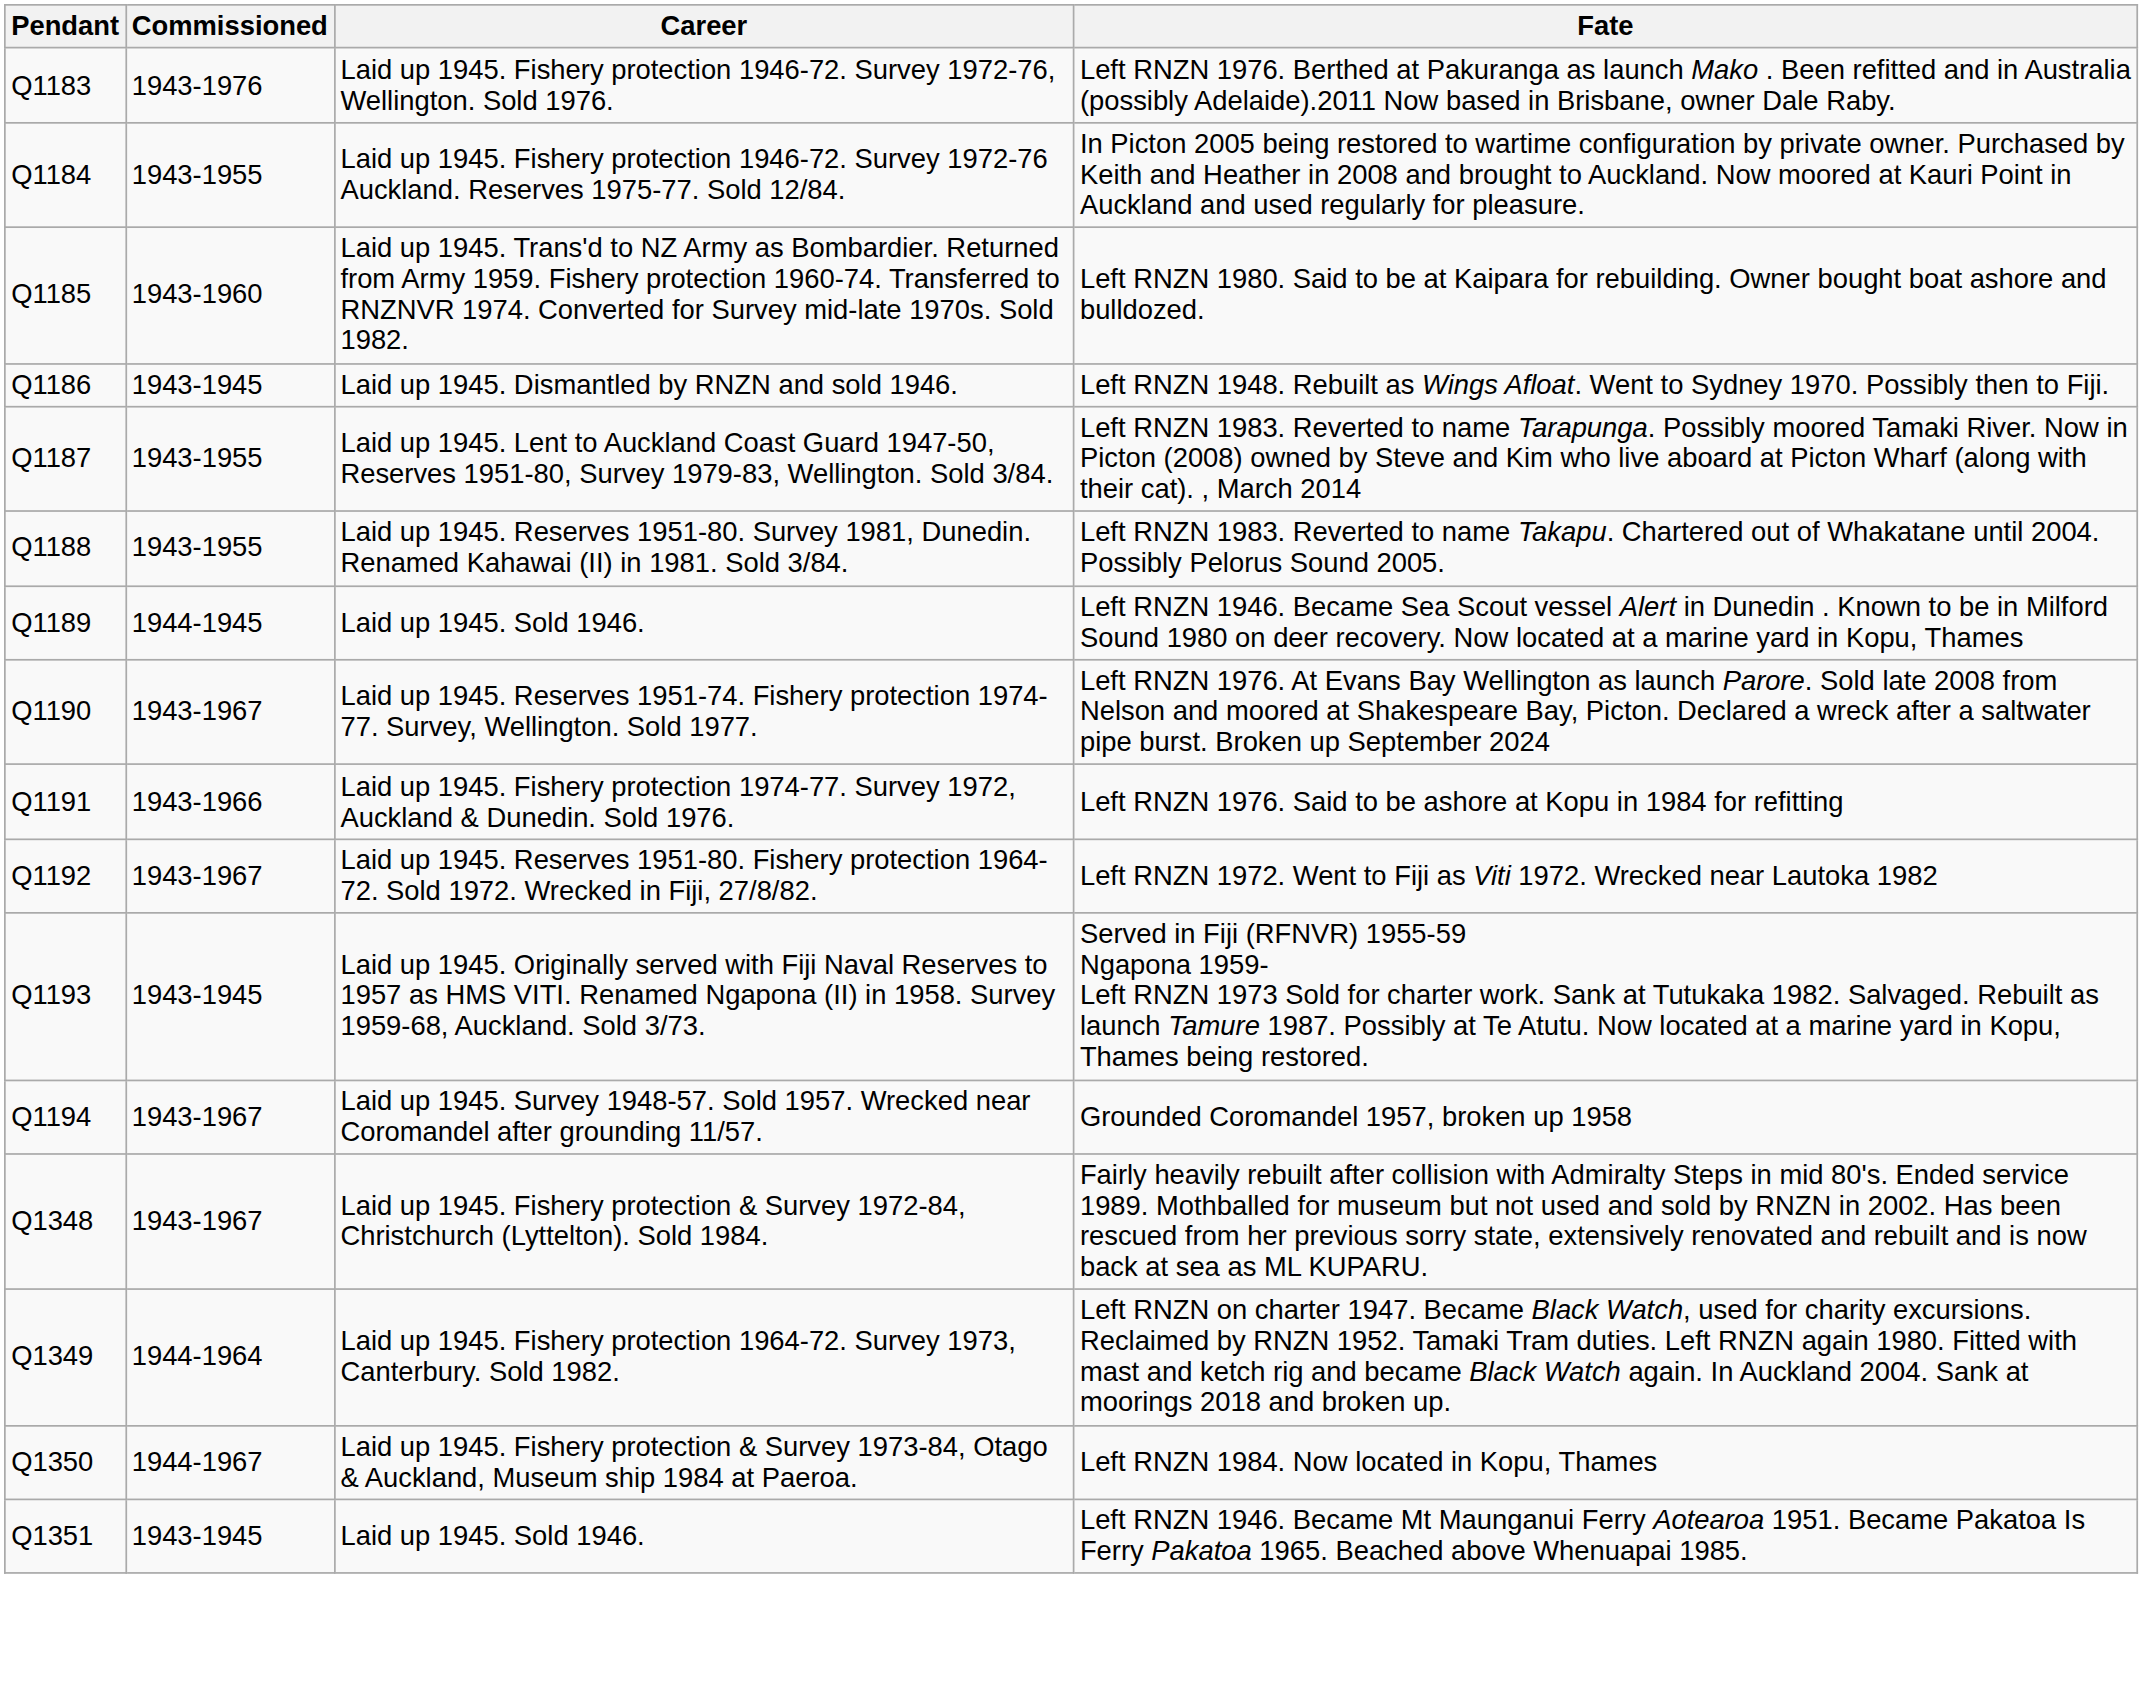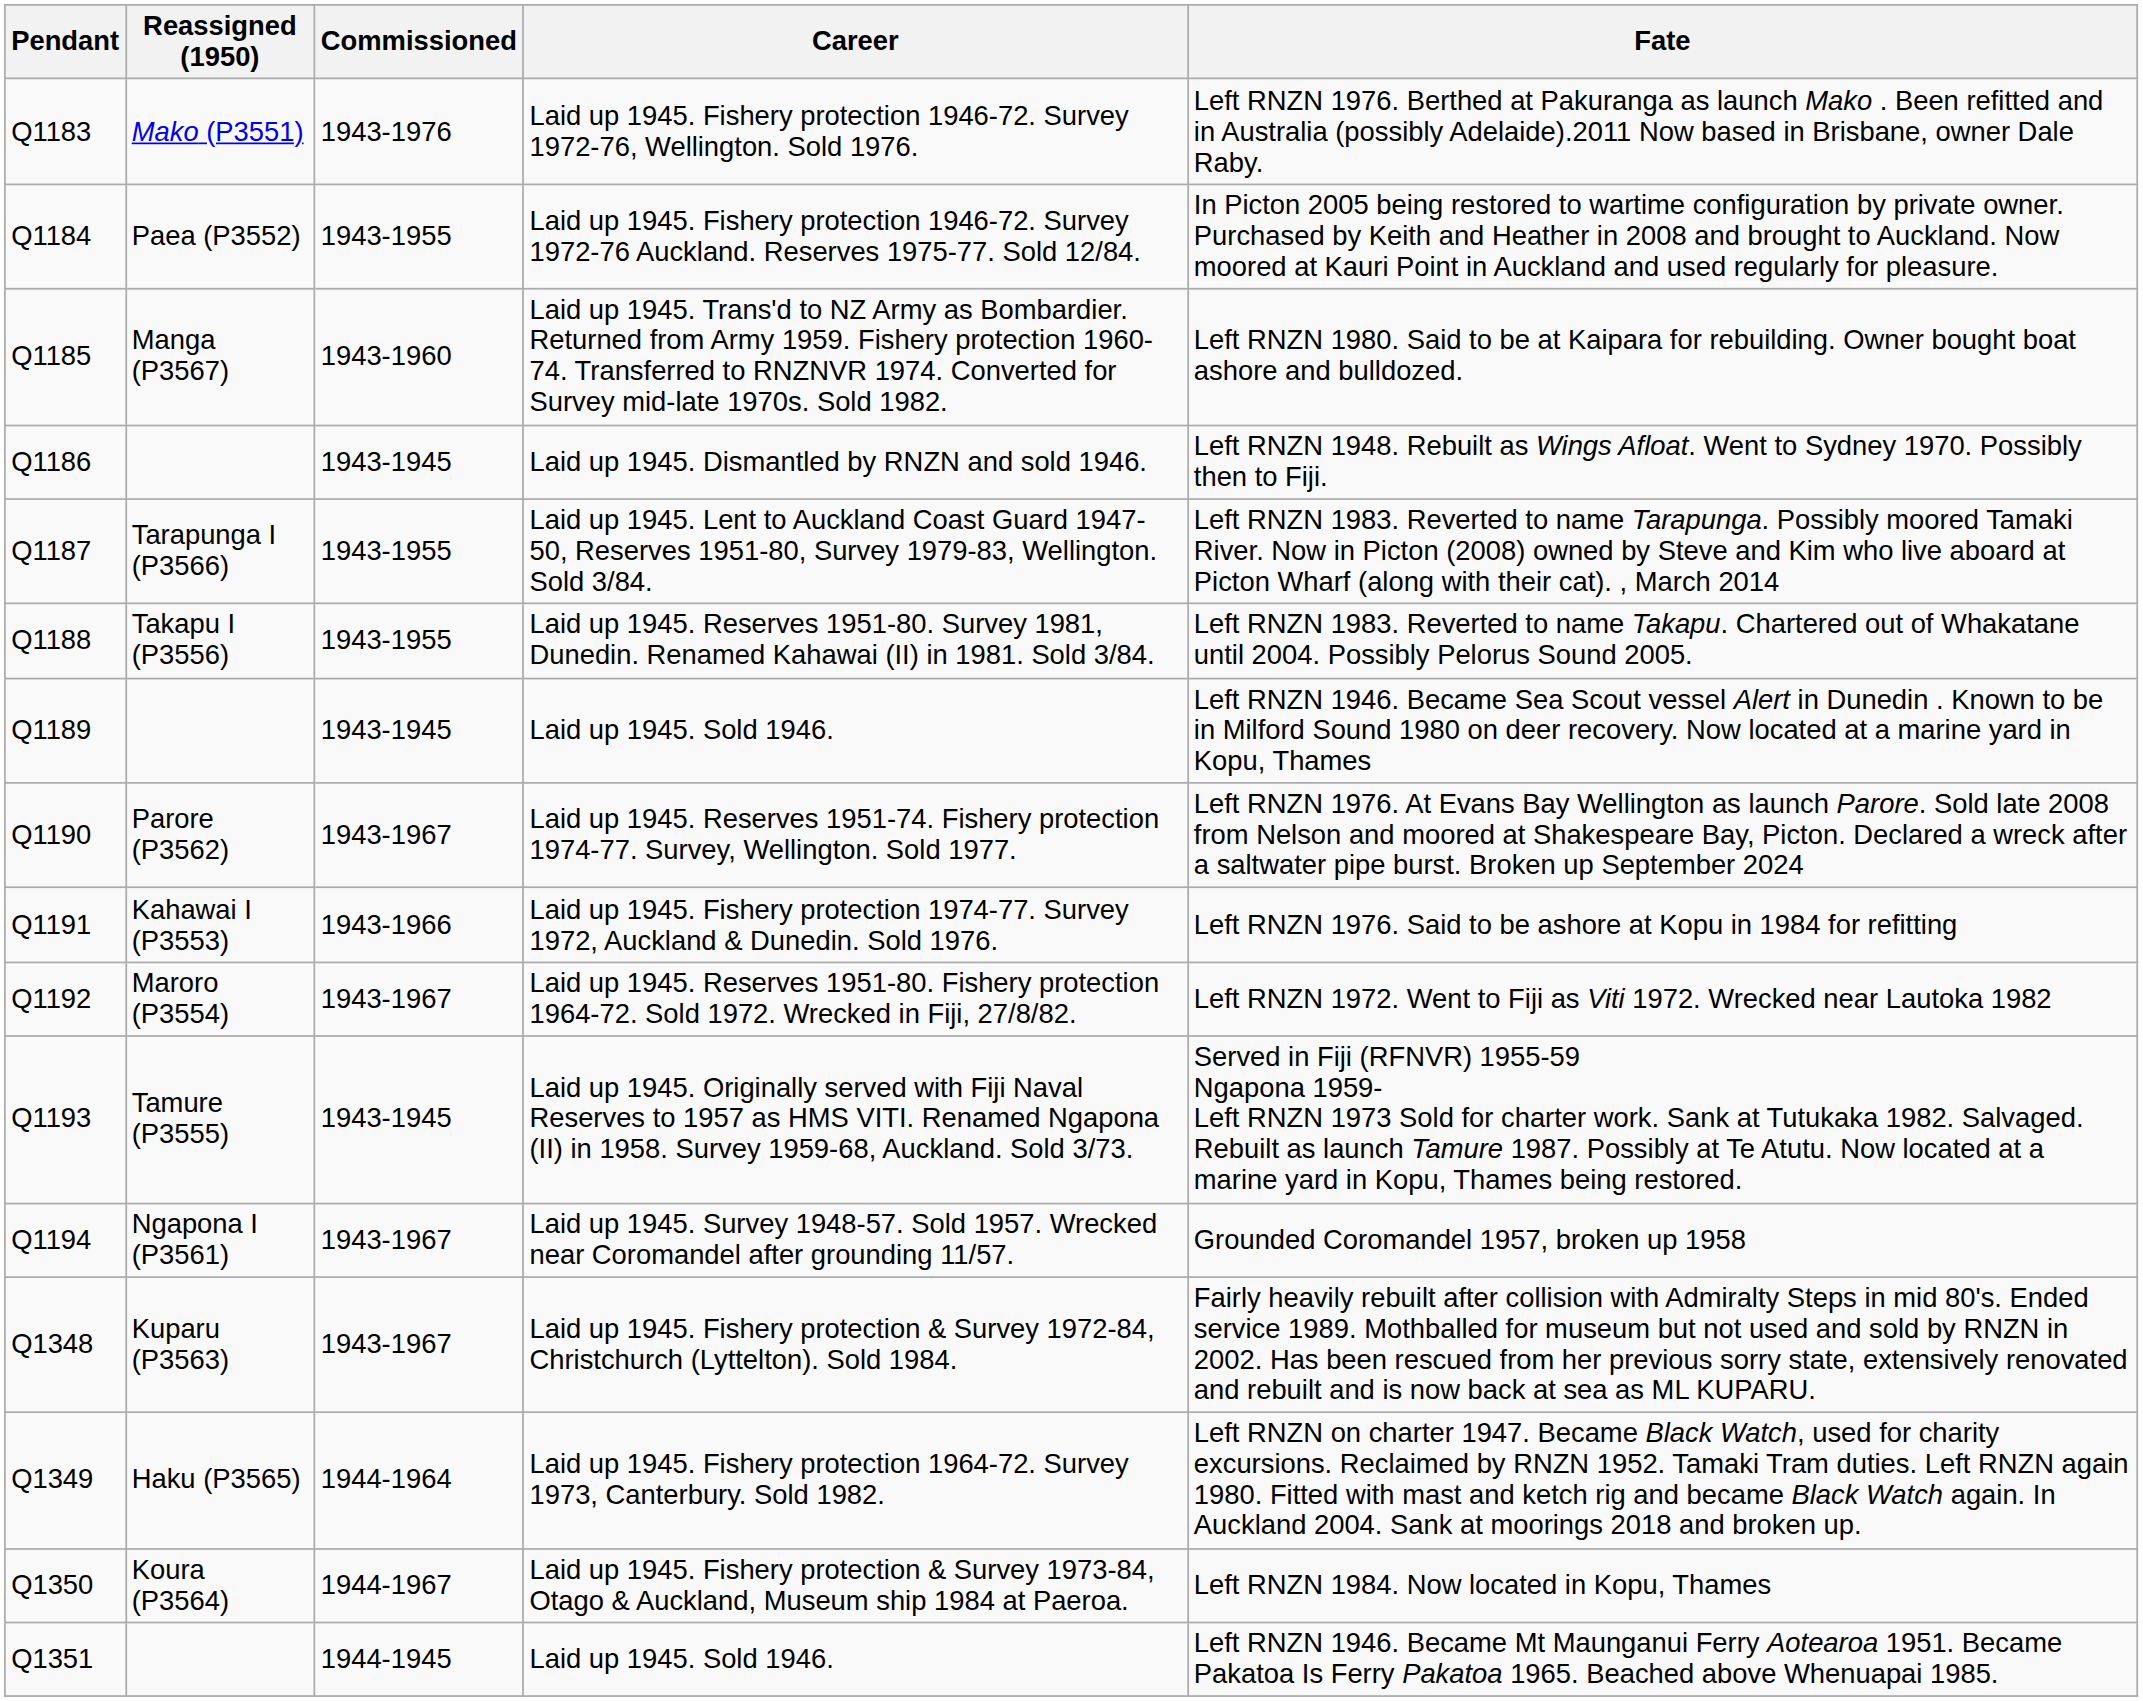+ column: (220, 41)
(197, 622) 1944-1945 -> (386, 730) 1943-1945
(197, 1536) 1943-1945 -> (386, 1659) 1944-1945
